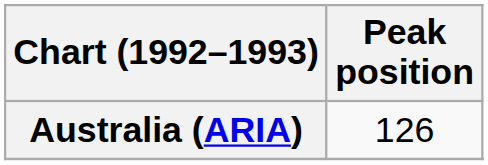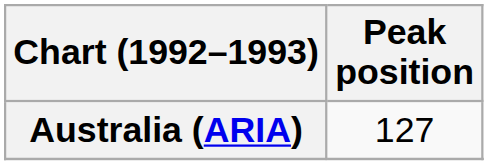(405, 129) 126 -> (405, 129) 127
